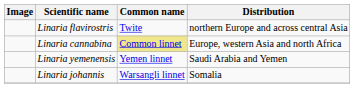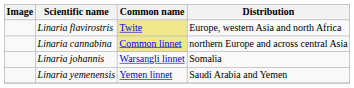(131, 28) no background -> (131, 28) khaki background
(268, 28) northern Europe and across central Asia -> (265, 28) Europe, western Asia and north Africa
(265, 43) Europe, western Asia and north Africa -> (268, 43) northern Europe and across central Asia
rows swapped: (76, 59) <-> (71, 75)
